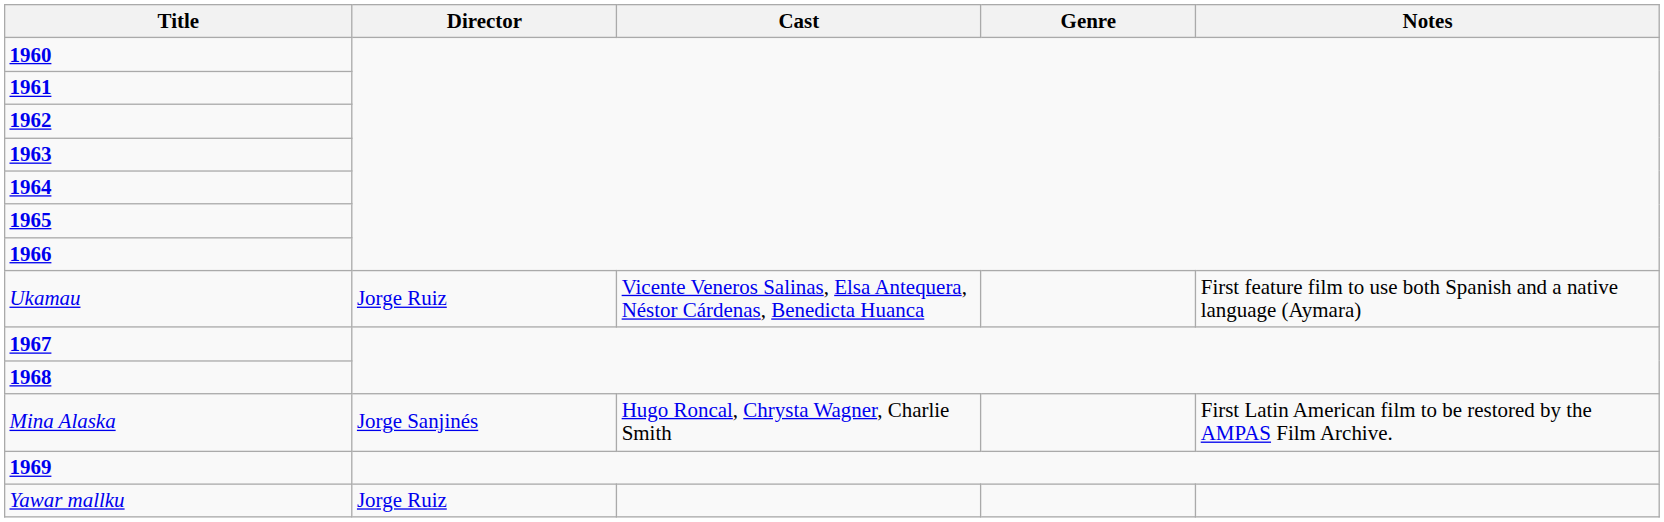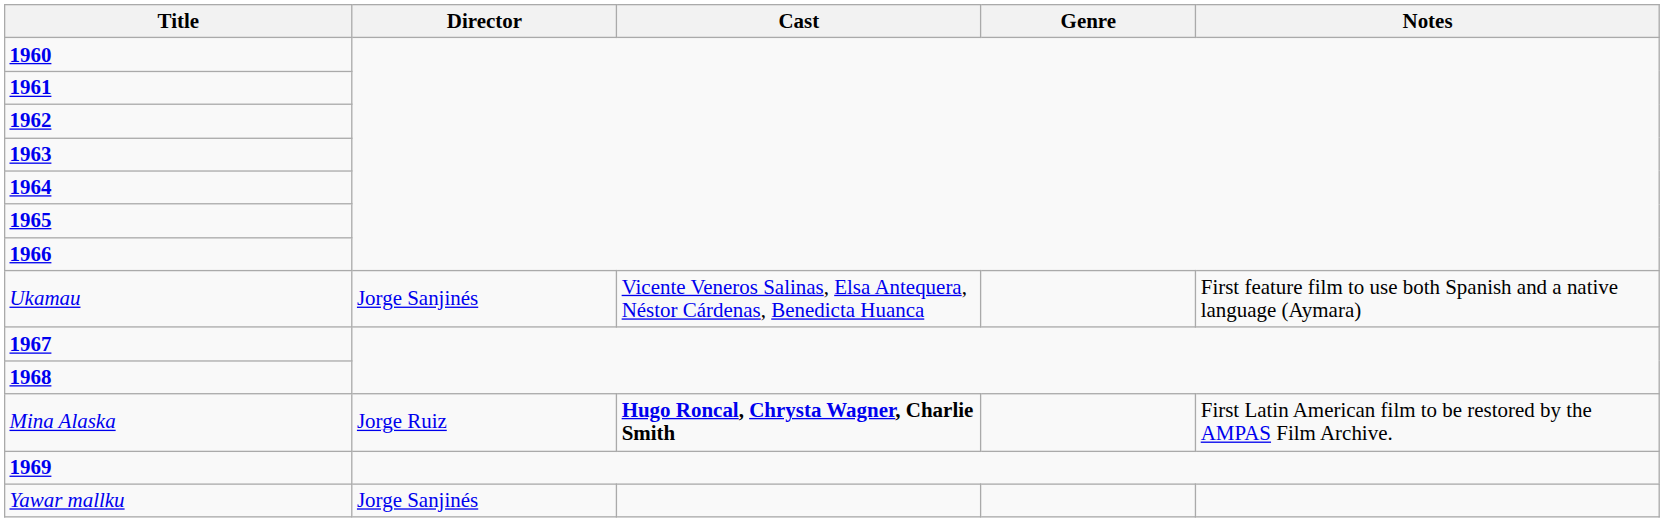(402, 298) Jorge Ruiz -> (418, 298) Jorge Sanjinés
(418, 422) Jorge Sanjinés -> (402, 422) Jorge Ruiz
(786, 422) normal -> (797, 422) bold
(402, 500) Jorge Ruiz -> (418, 500) Jorge Sanjinés
